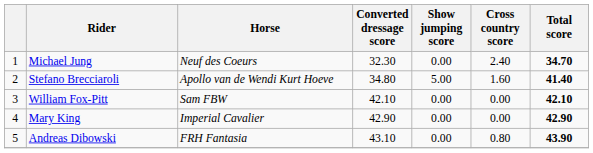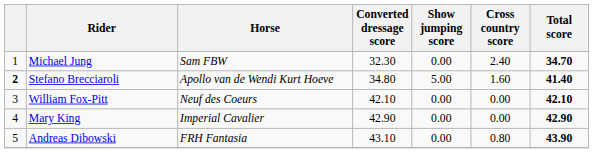(219, 61) Neuf des Coeurs -> (204, 61) Sam FBW
(15, 80) normal -> (15, 80) bold
(204, 99) Sam FBW -> (219, 99) Neuf des Coeurs
